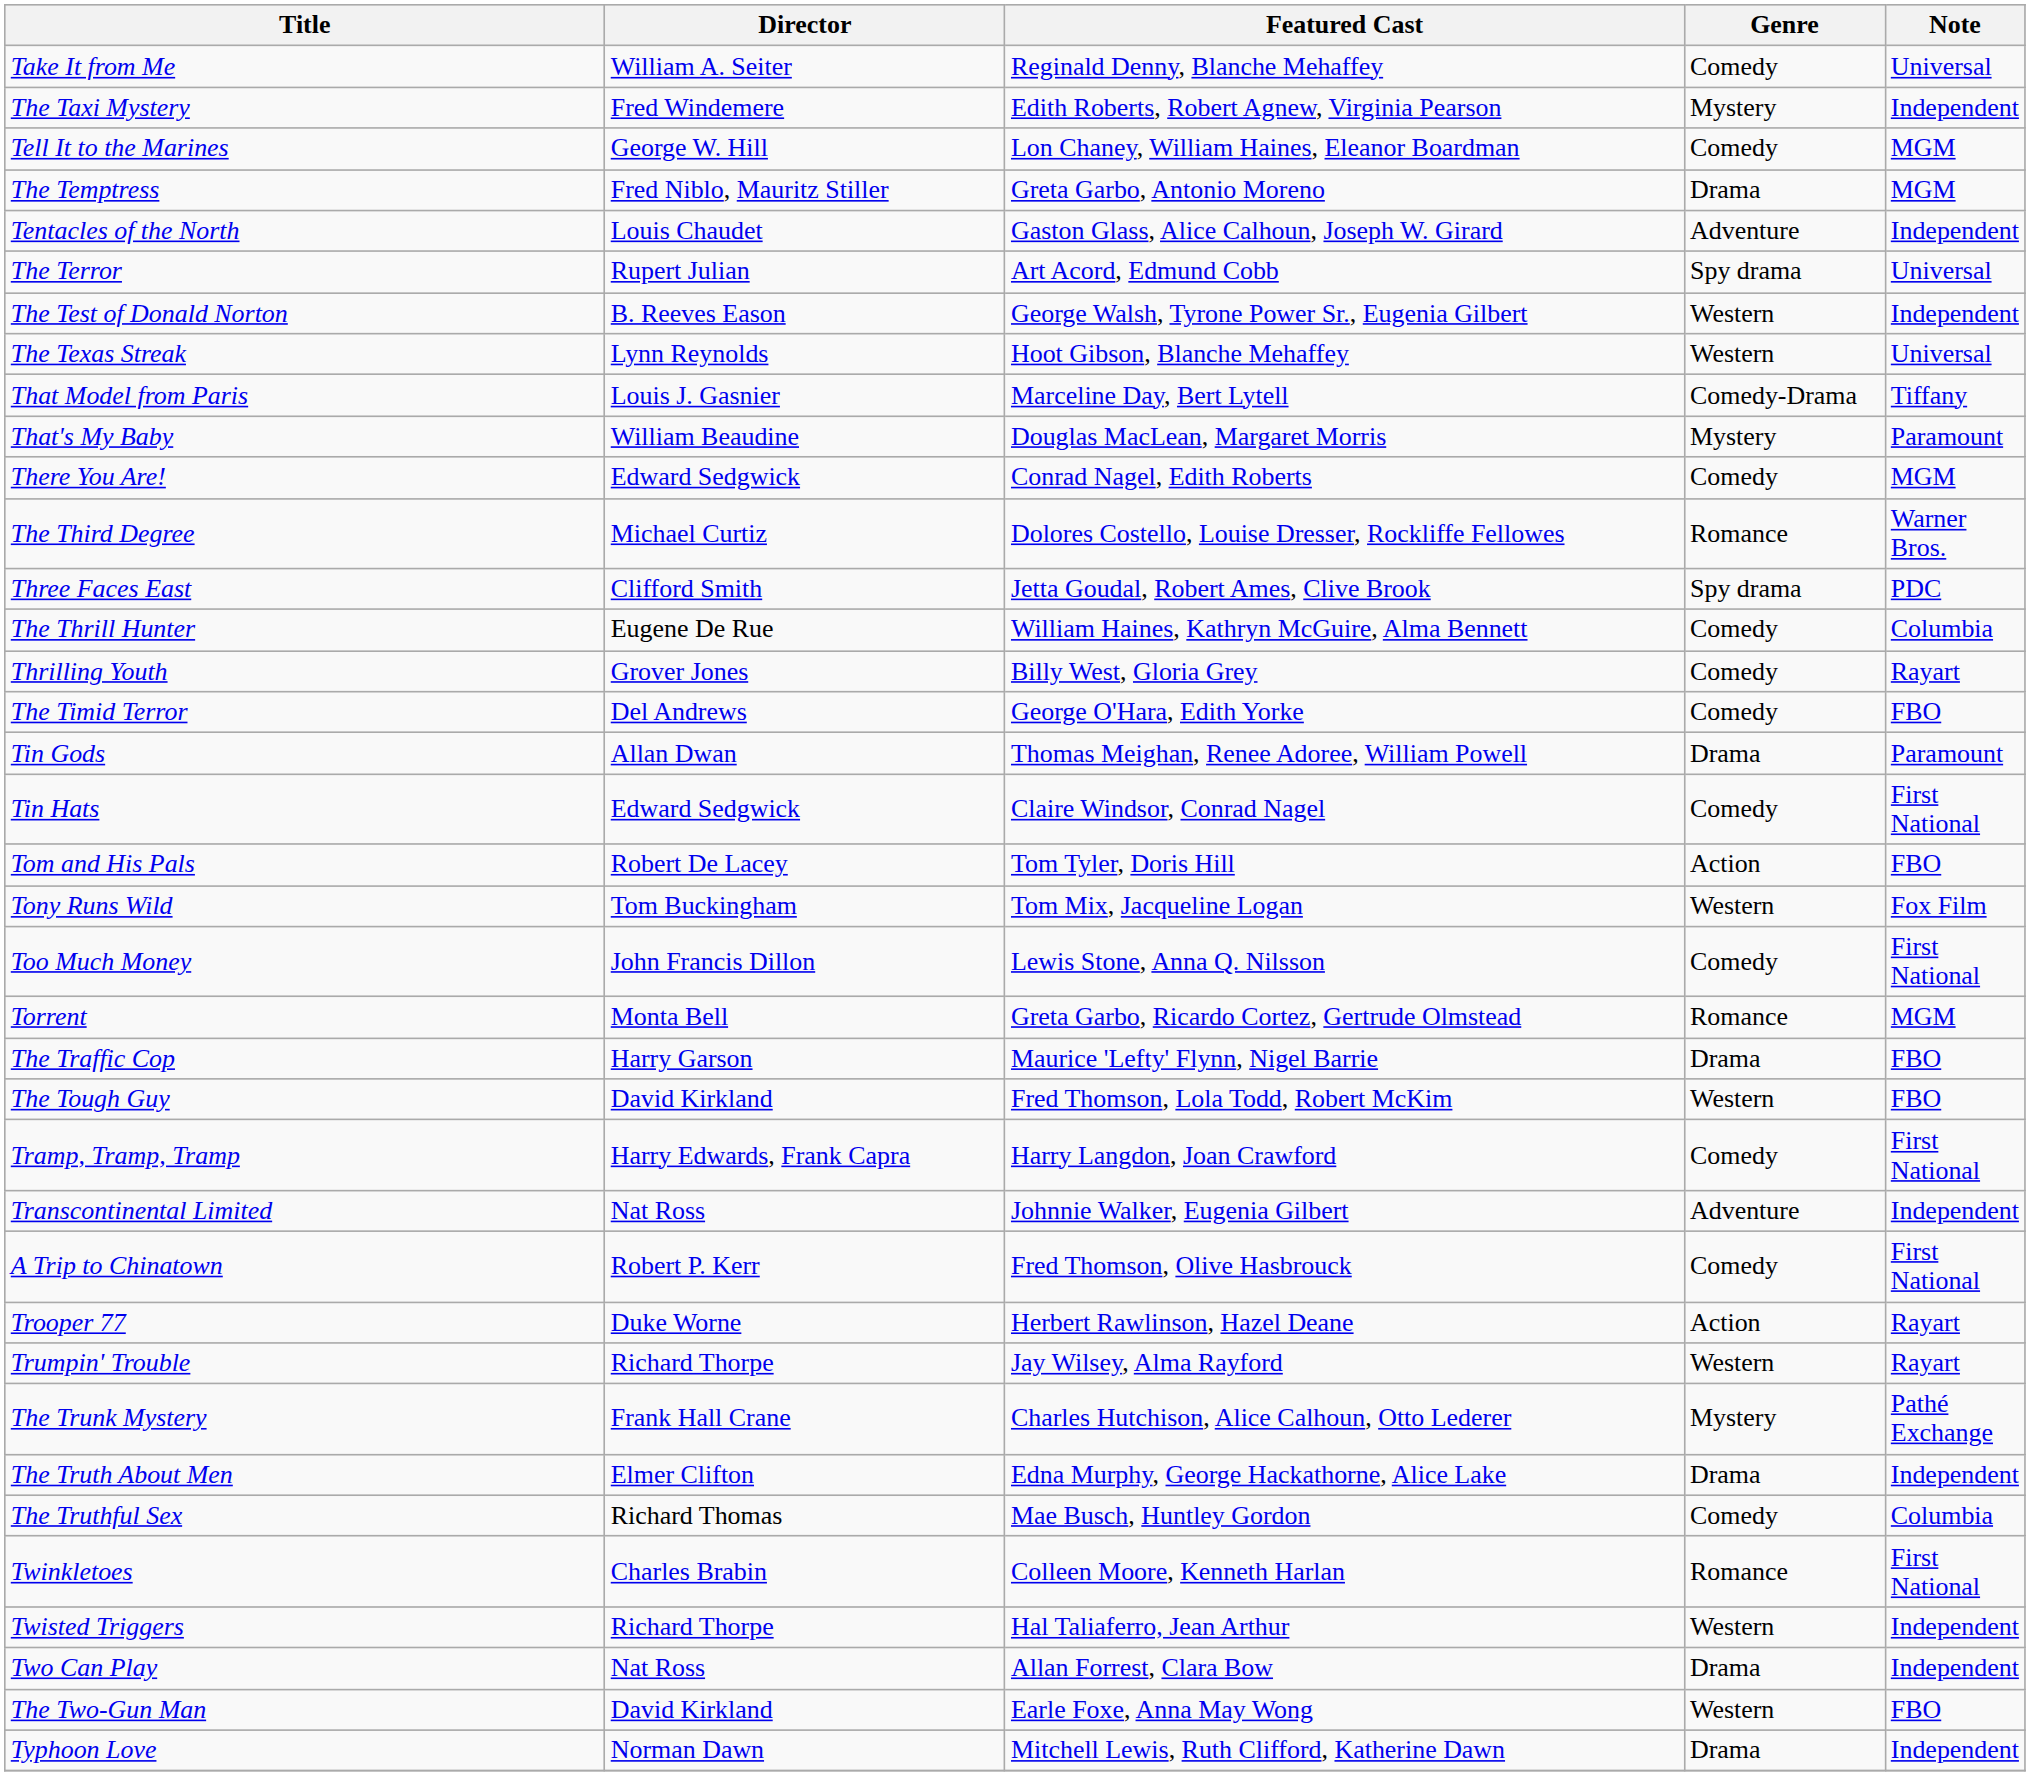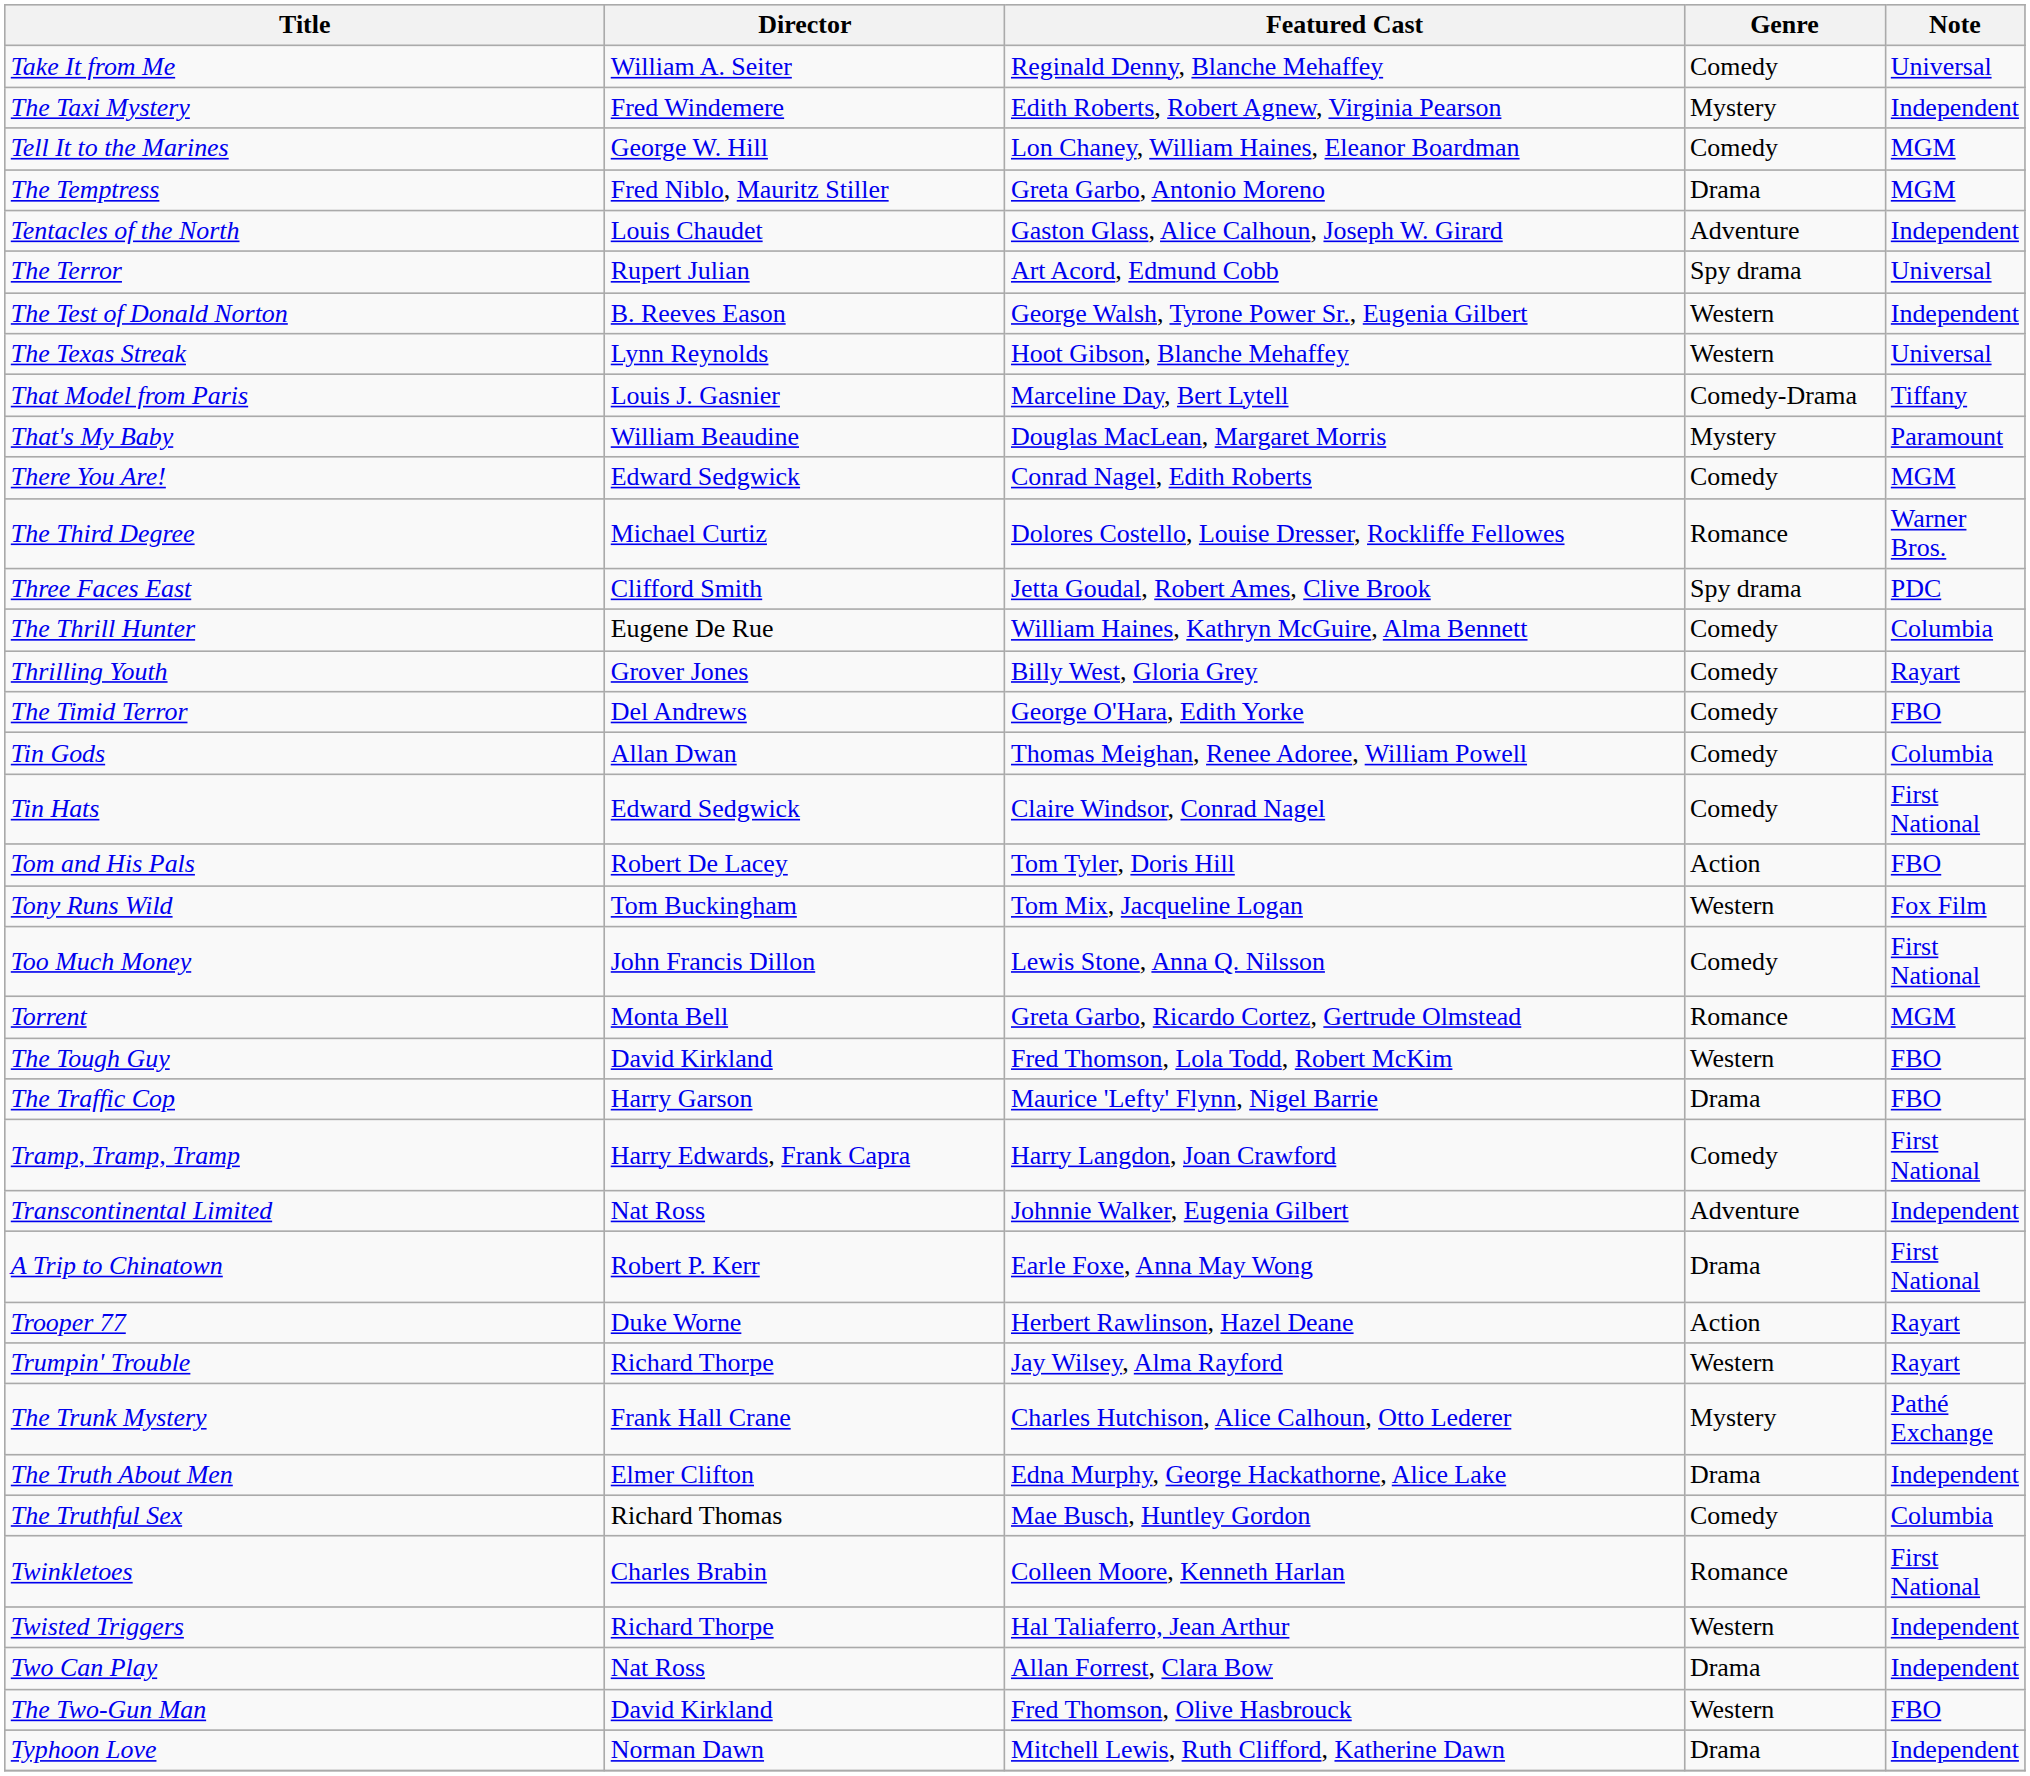(1725, 753) Drama -> (1734, 753) Comedy
(1947, 753) Paramount -> (1942, 753) Columbia
rows swapped: (90, 1099) <-> (93, 1058)
(1181, 1266) Fred Thomson, Olive Hasbrouck -> (1162, 1266) Earle Foxe, Anna May Wong
(1734, 1266) Comedy -> (1725, 1266) Drama
(1162, 1709) Earle Foxe, Anna May Wong -> (1181, 1709) Fred Thomson, Olive Hasbrouck
